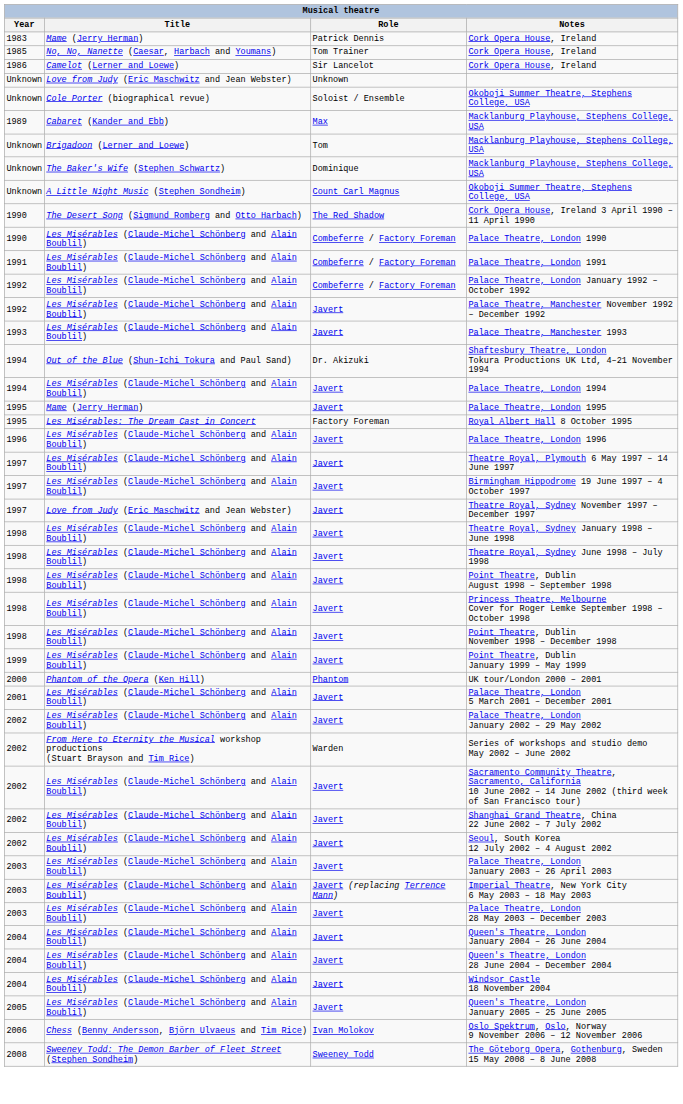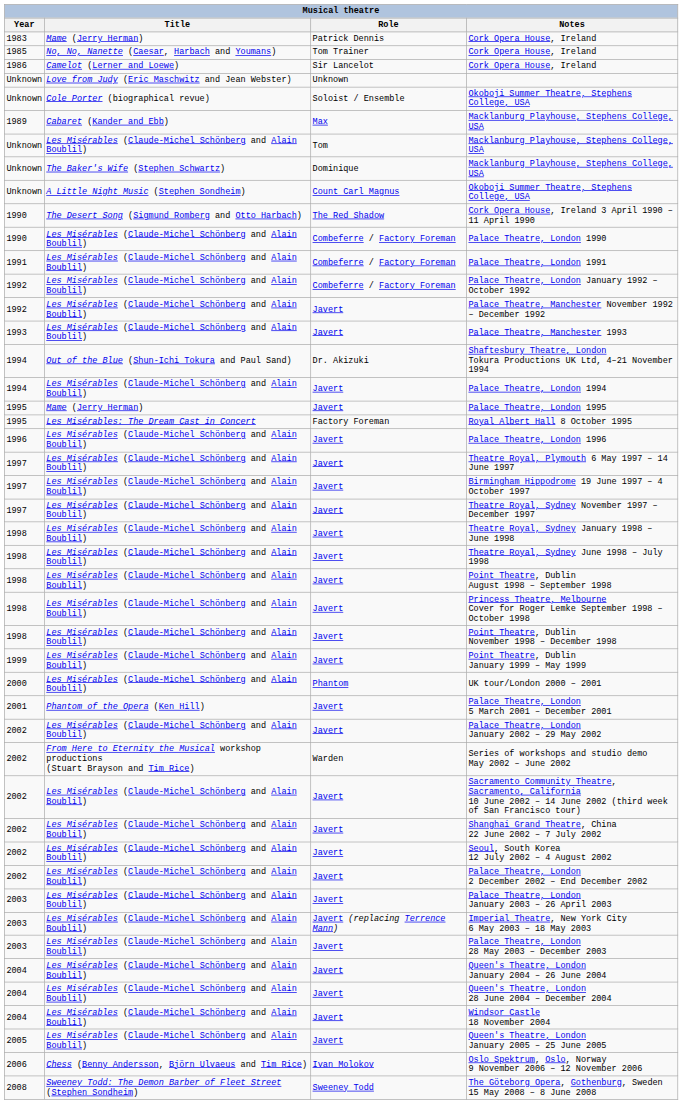(118, 146) Brigadoon (Lerner and Loewe) -> (172, 146) Les Misérables (Claude-Michel Schönberg and Alain Boublil)
(169, 511) Love from Judy (Eric Maschwitz and Jean Webster) -> (172, 511) Les Misérables (Claude-Michel Schönberg and Alain Boublil)
(126, 680) Phantom of the Opera (Ken Hill) -> (172, 684) Les Misérables (Claude-Michel Schönberg and Alain Boublil)
(172, 698) Les Misérables (Claude-Michel Schönberg and Alain Boublil) -> (126, 708) Phantom of the Opera (Ken Hill)
+ row: (328, 877)
